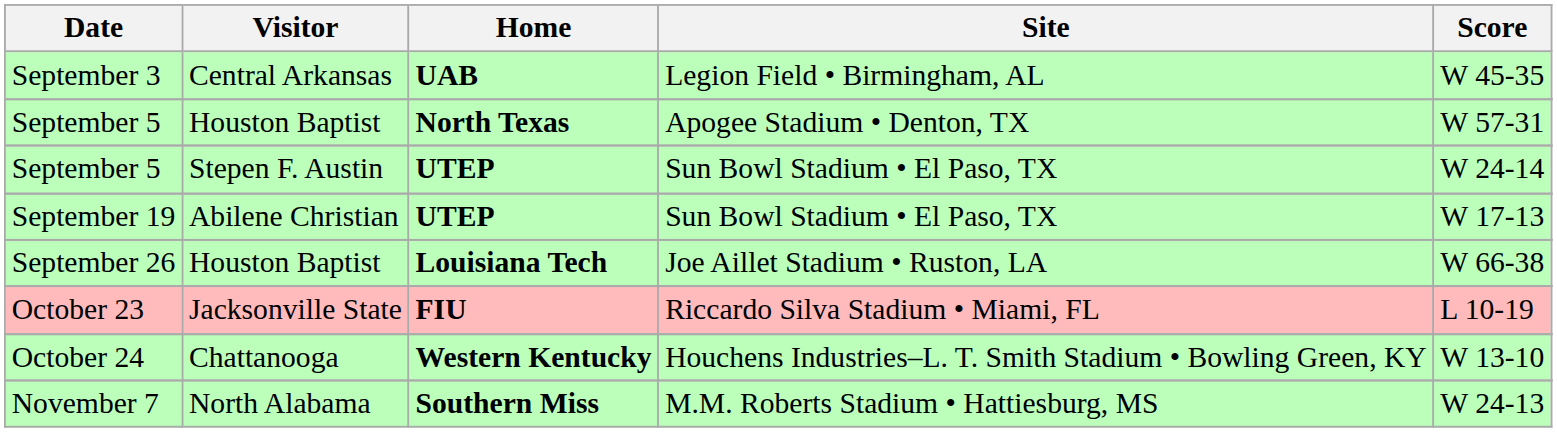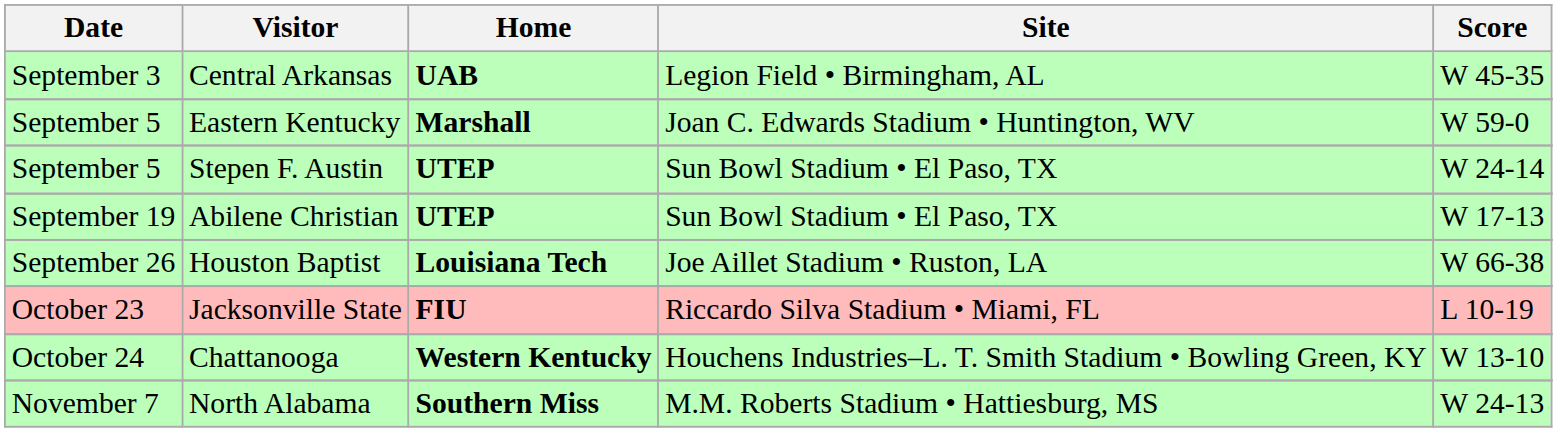+ row: (295, 121)
- row: (285, 121)
